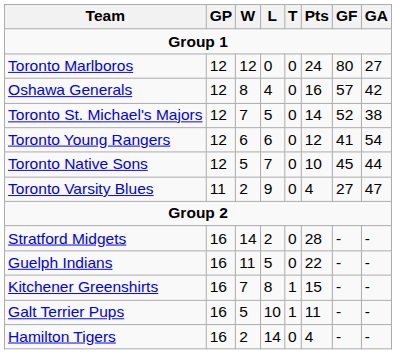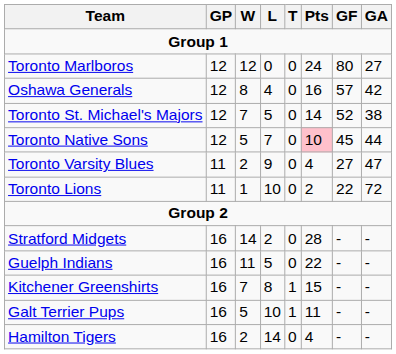- row: (89, 139)
(313, 164) no background -> (313, 139) pink background
+ row: (55, 189)
